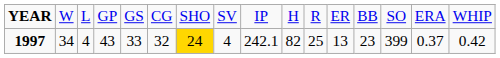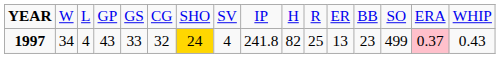(261, 41) 242.1 -> (261, 41) 241.8
(396, 41) 399 -> (396, 41) 499
(430, 41) no background -> (430, 41) pink background
(472, 41) 0.42 -> (472, 41) 0.43
